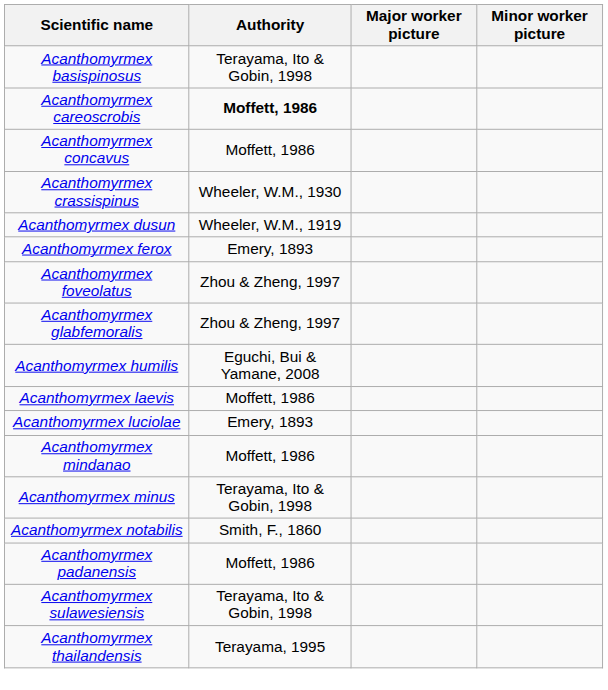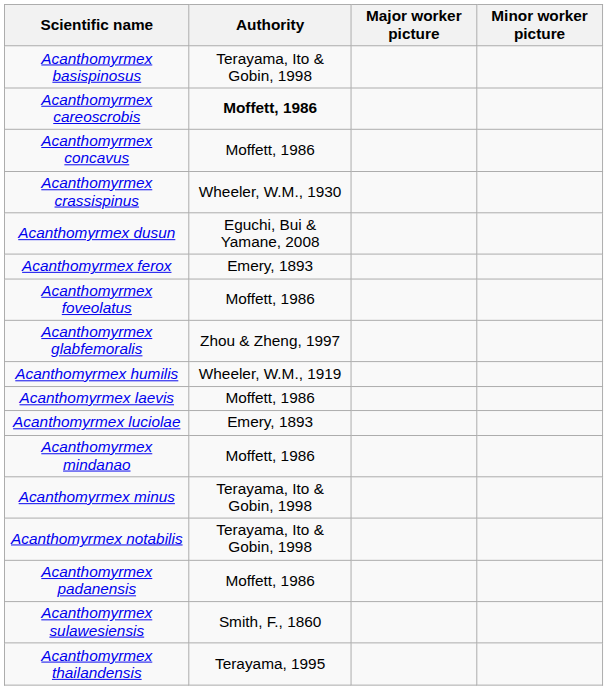(270, 224) Wheeler, W.M., 1919 -> (270, 233) Eguchi, Bui & Yamane, 2008
(270, 282) Zhou & Zheng, 1997 -> (270, 299) Moffett, 1986
(270, 365) Eguchi, Bui & Yamane, 2008 -> (270, 374) Wheeler, W.M., 1919
(270, 530) Smith, F., 1860 -> (270, 539) Terayama, Ito & Gobin, 1998
(270, 605) Terayama, Ito & Gobin, 1998 -> (270, 622) Smith, F., 1860
